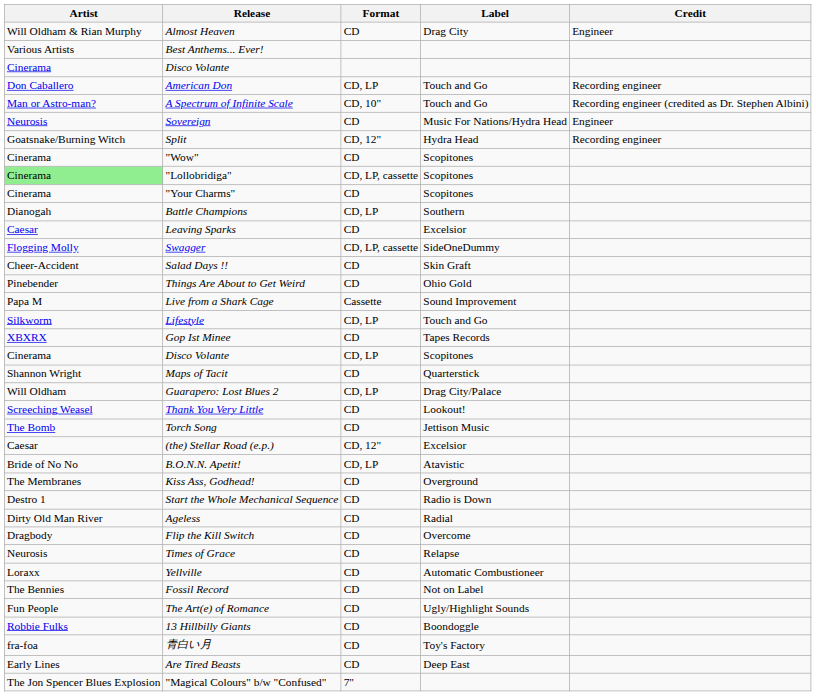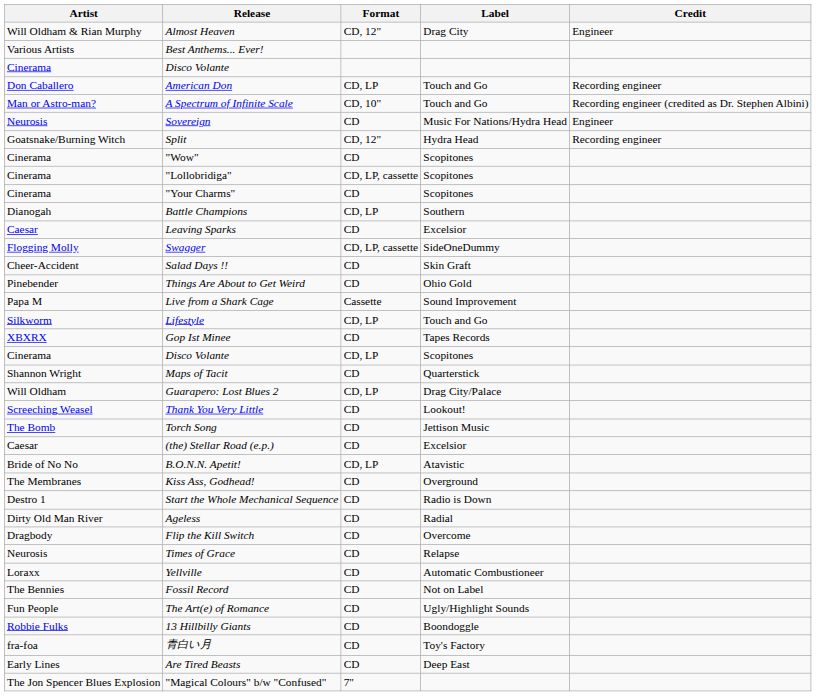(352, 31) CD -> (362, 31) CD, 12"
(29, 175) lightgreen background -> (29, 175) no background
(362, 445) CD, 12" -> (352, 445) CD
